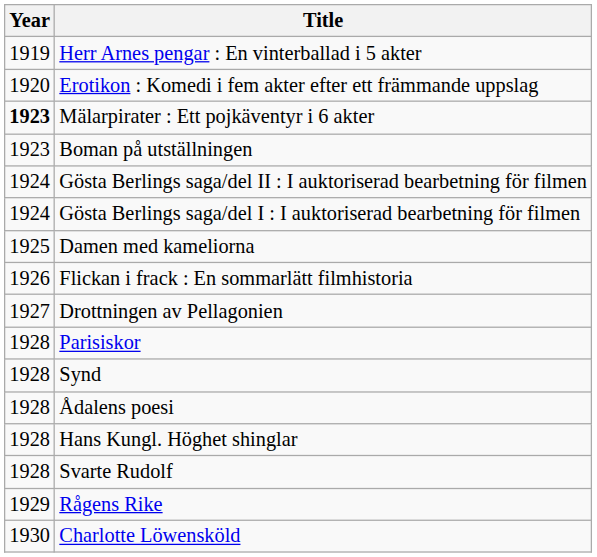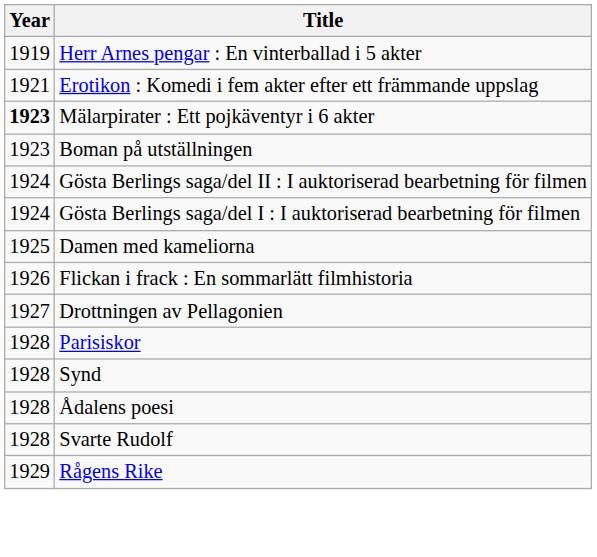(30, 85) 1920 -> (30, 85) 1921
- row: (178, 439)
- row: (150, 536)
